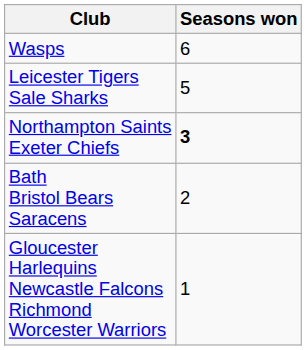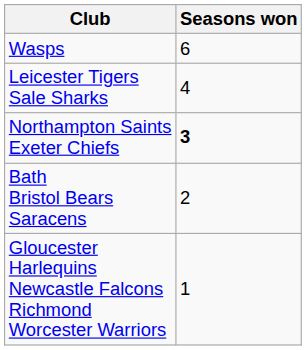(185, 87) 5 -> (185, 87) 4
